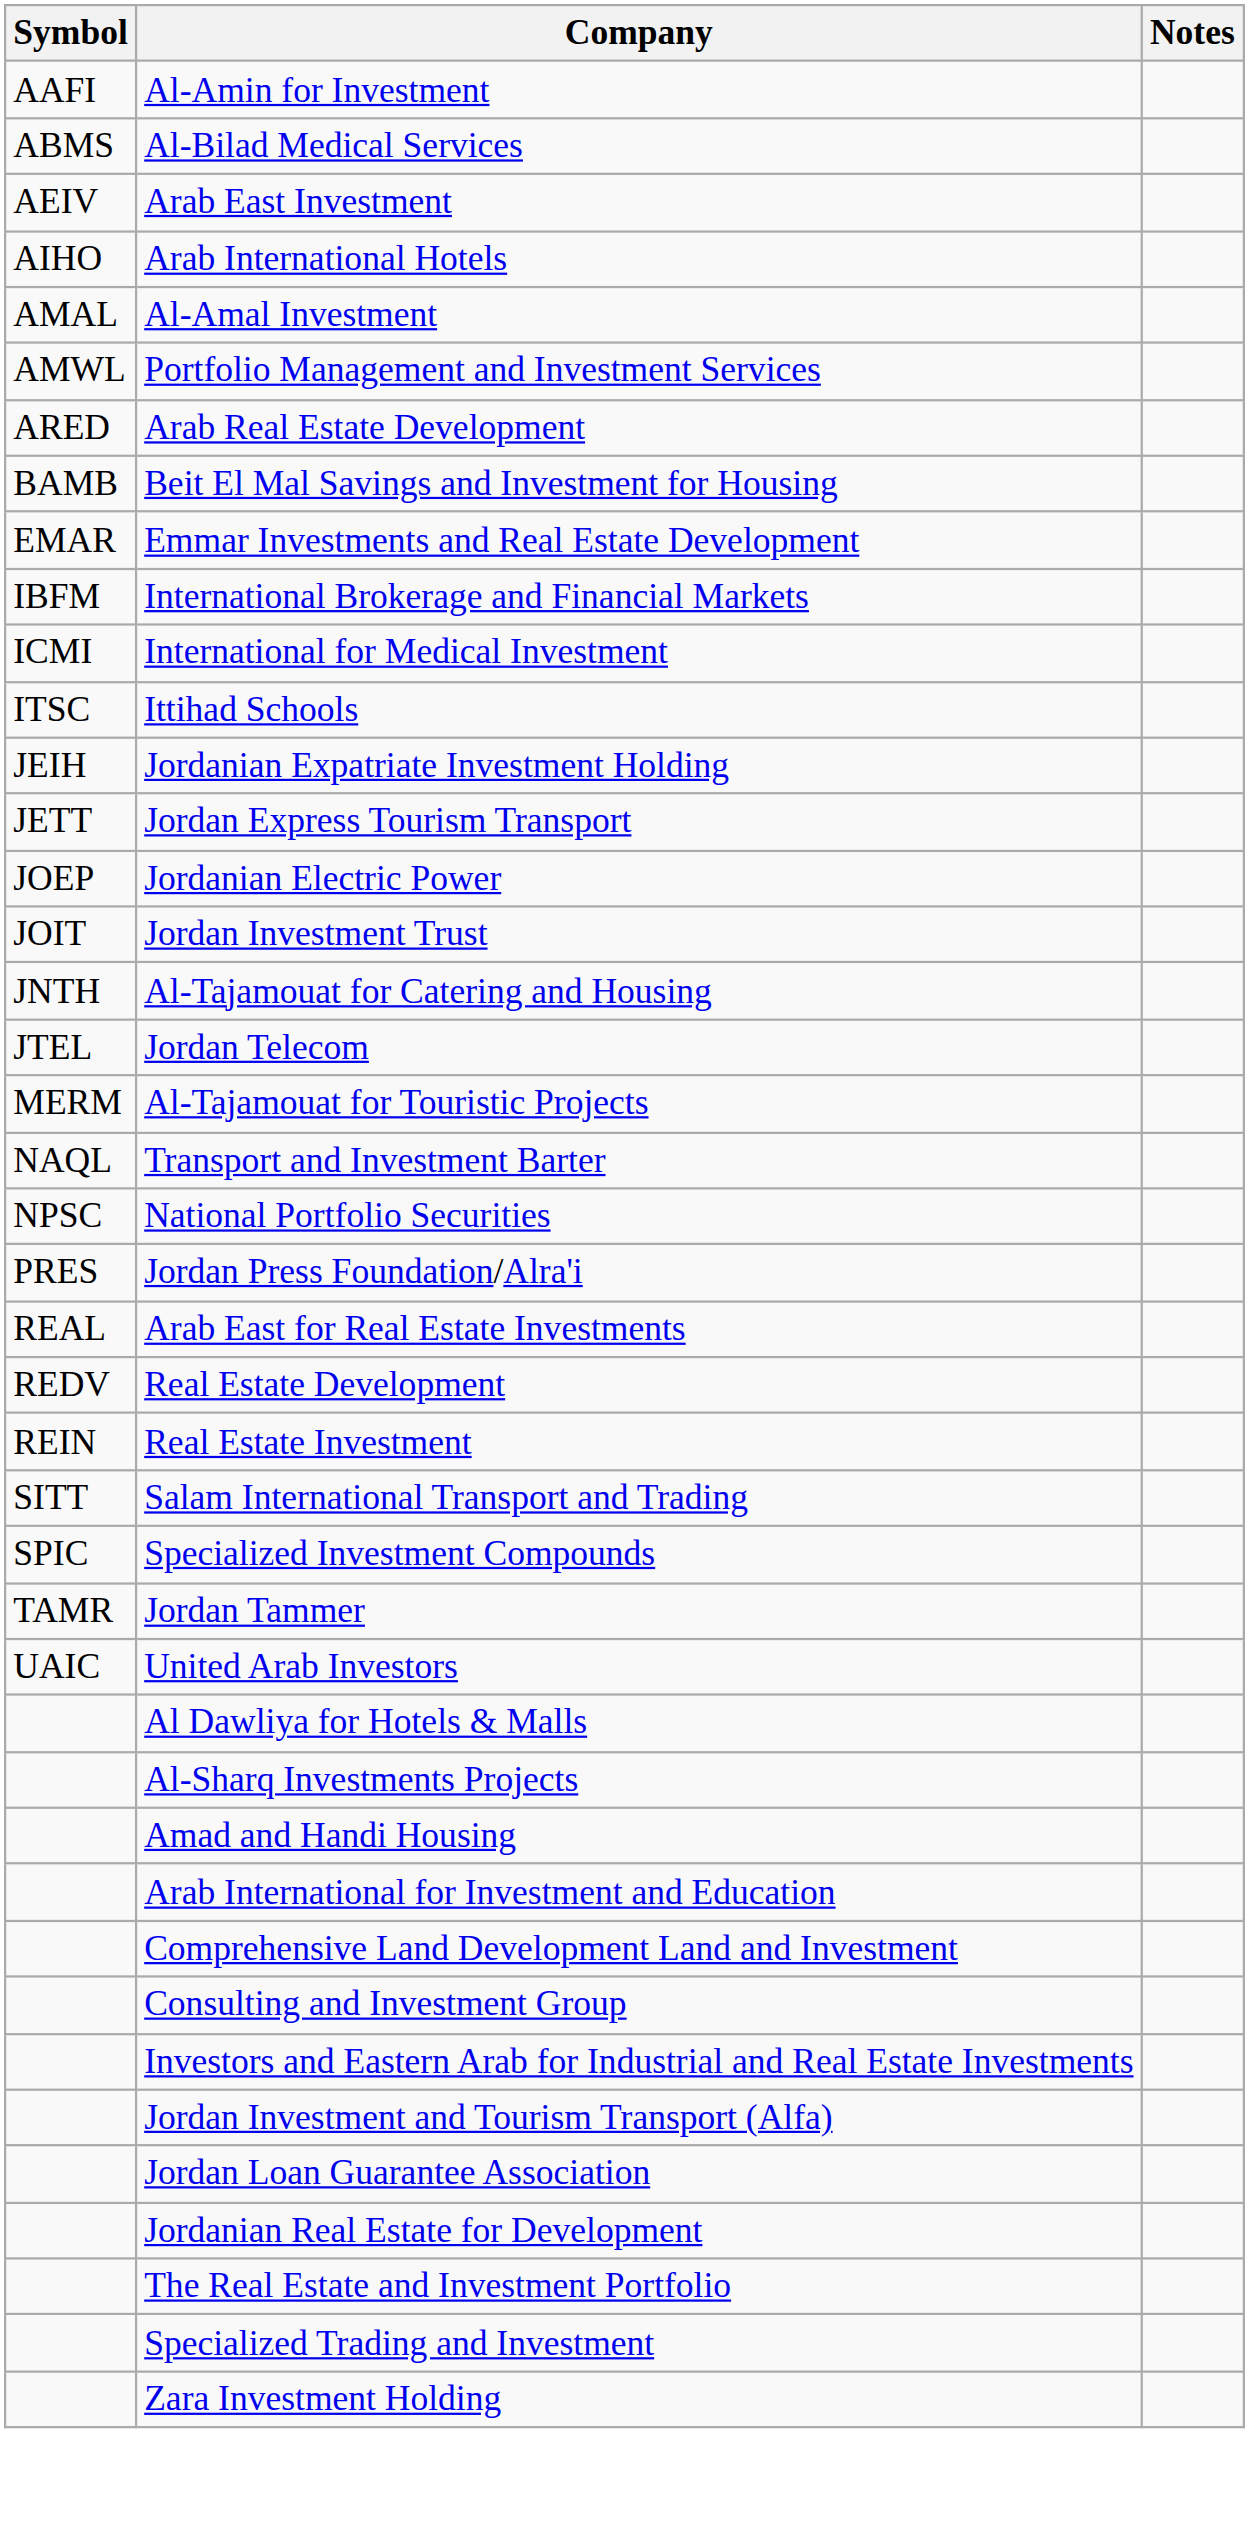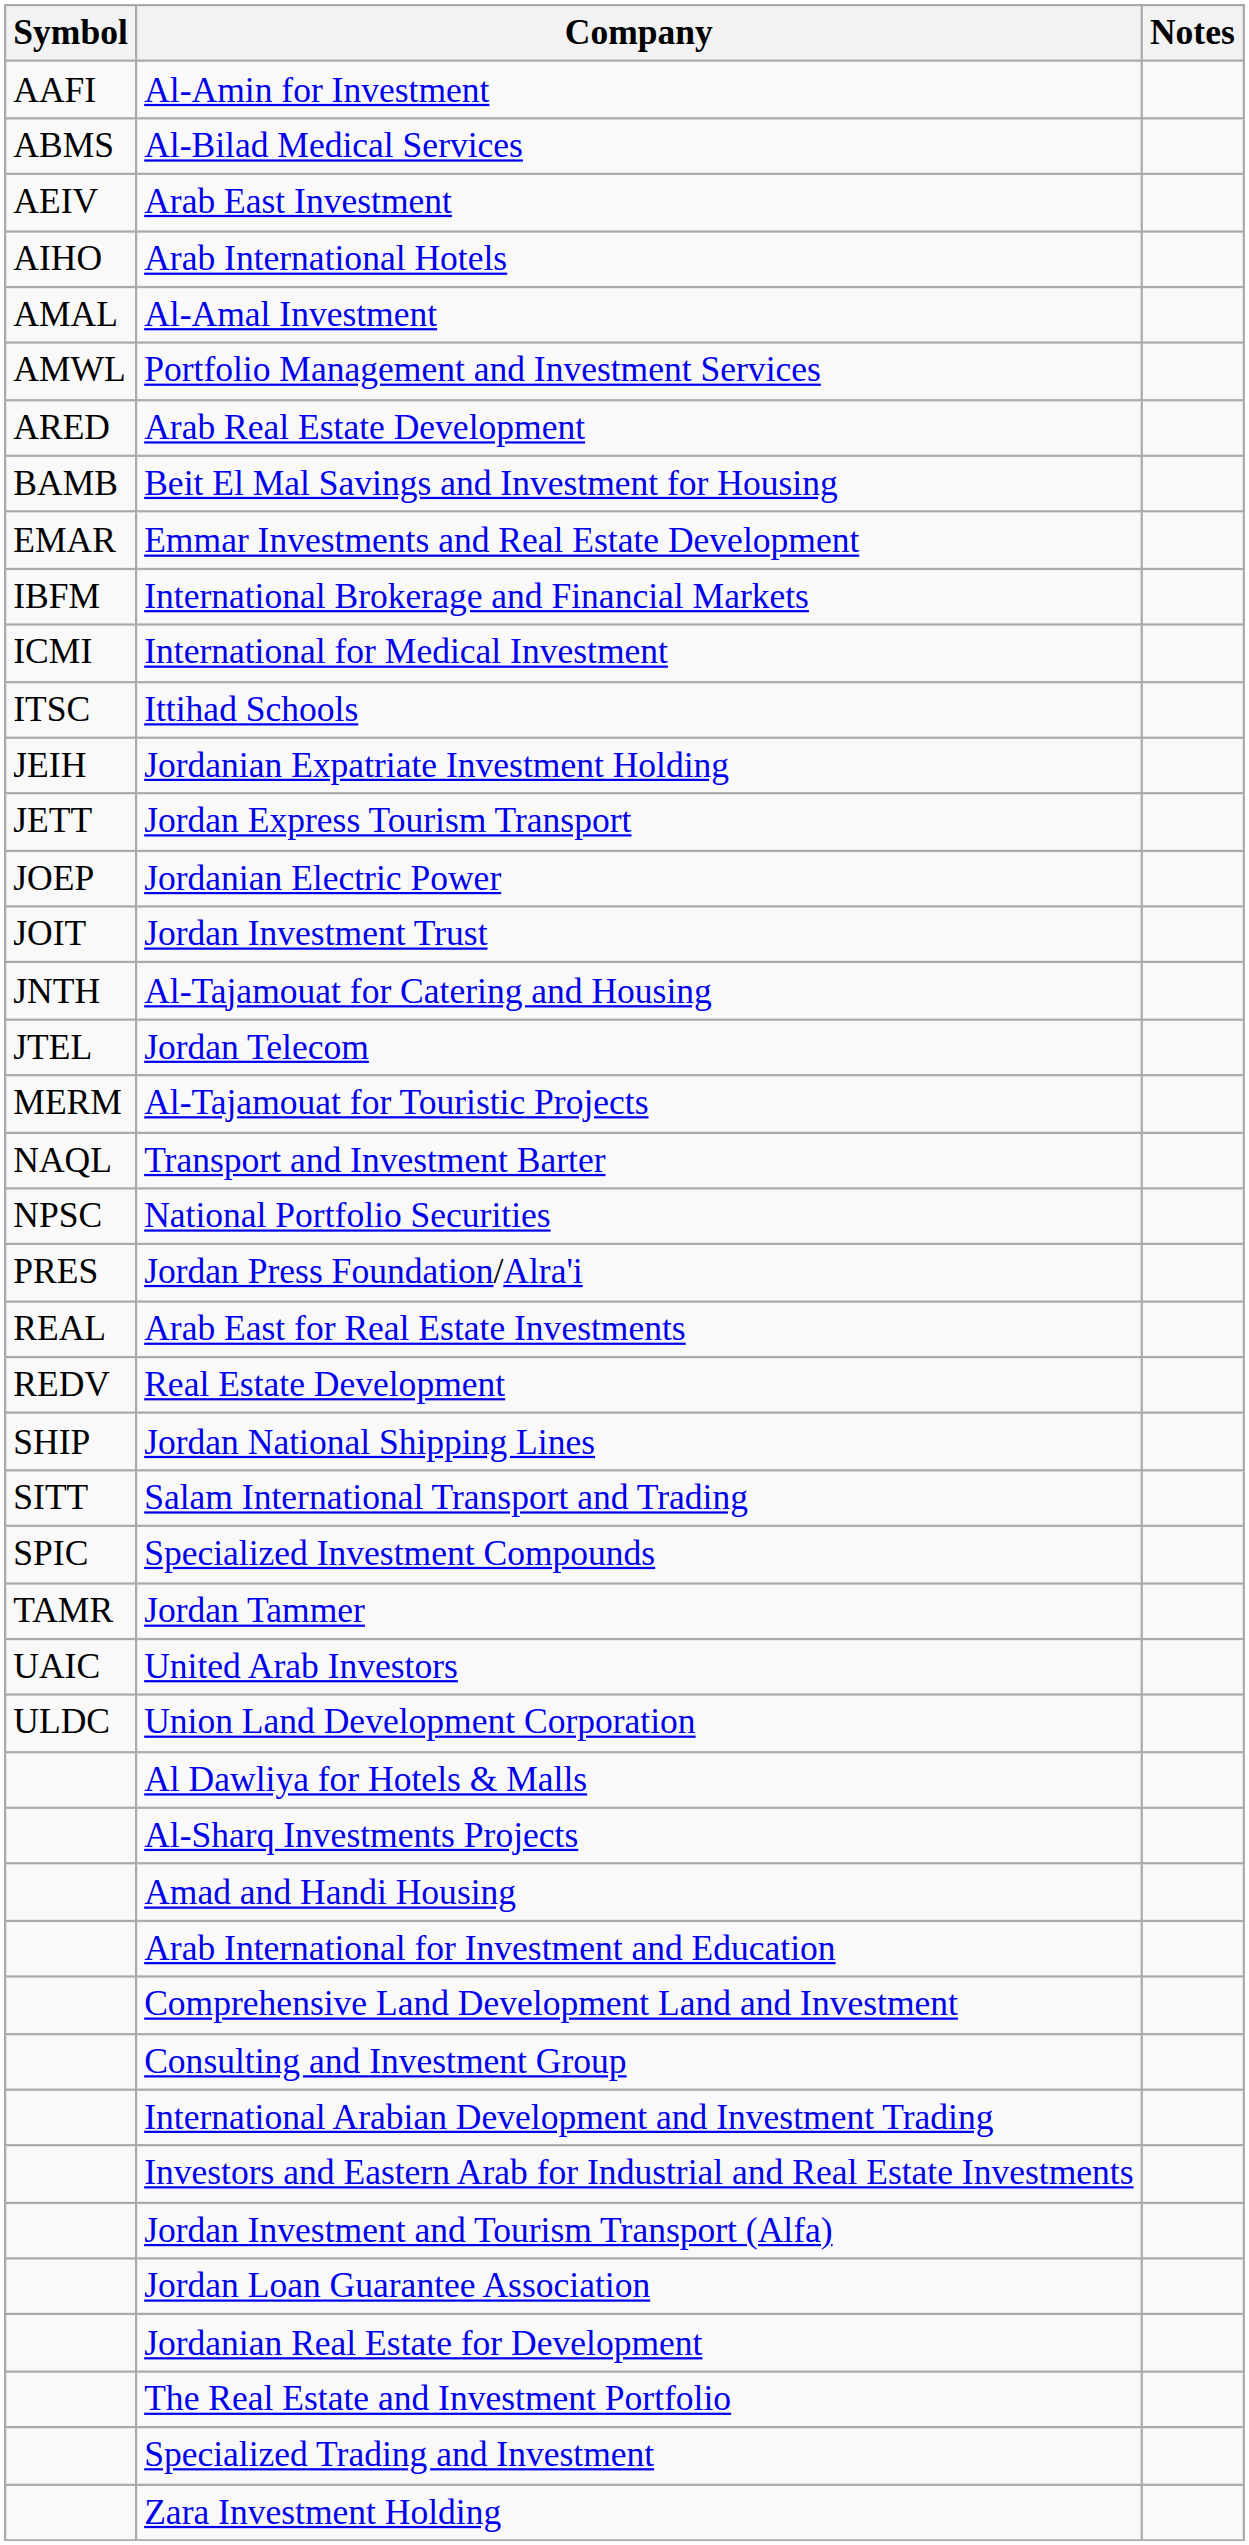- row: (308, 1440)
+ row: (370, 1440)
+ row: (420, 1722)
+ row: (569, 2116)
